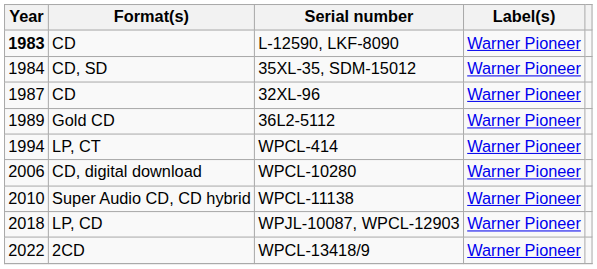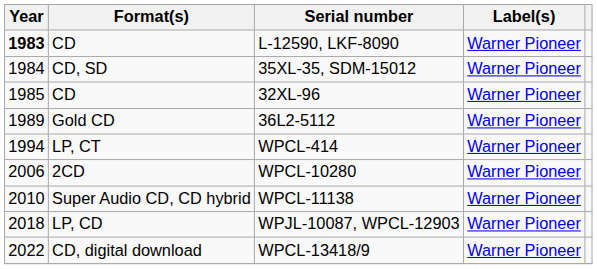(26, 95) 1987 -> (26, 95) 1985
(127, 172) CD, digital download -> (68, 172) 2CD
(68, 250) 2CD -> (127, 250) CD, digital download
